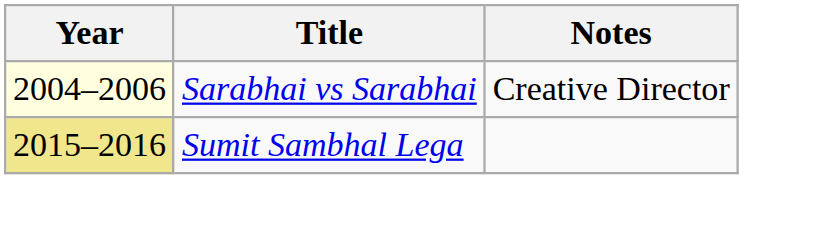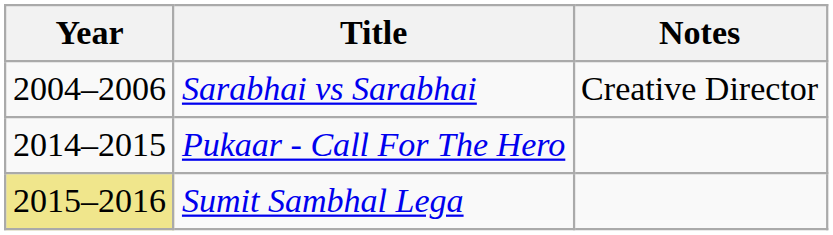(90, 88) lightyellow background -> (90, 88) no background
+ row: (374, 145)
